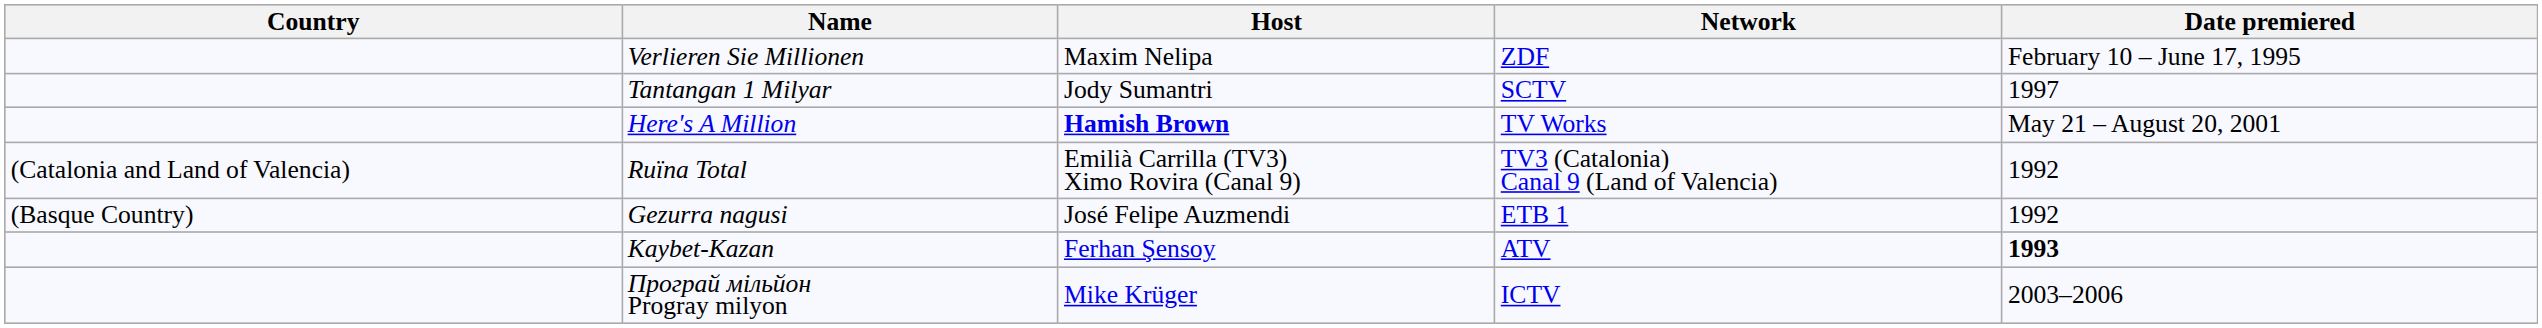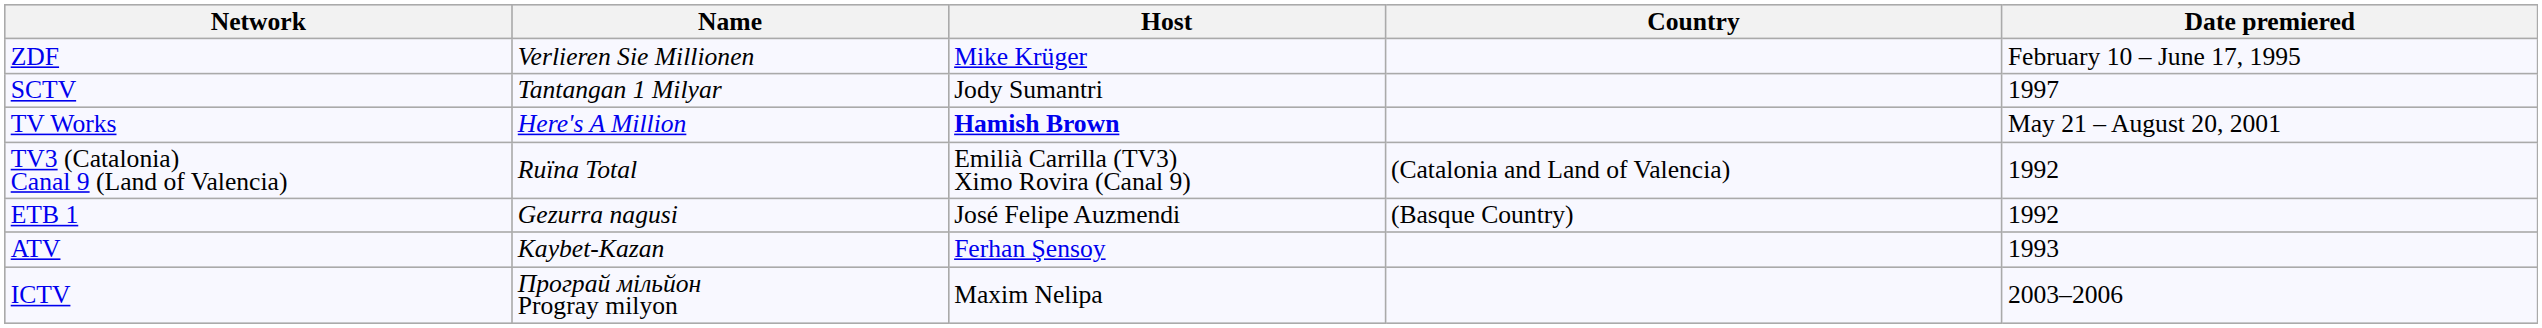columns swapped: (313, 21) <-> (1748, 21)
(1138, 55) Maxim Nelipa -> (1021, 55) Mike Krüger
(2033, 249) bold -> (2033, 249) normal
(1130, 294) Mike Krüger -> (1028, 294) Maxim Nelipa
